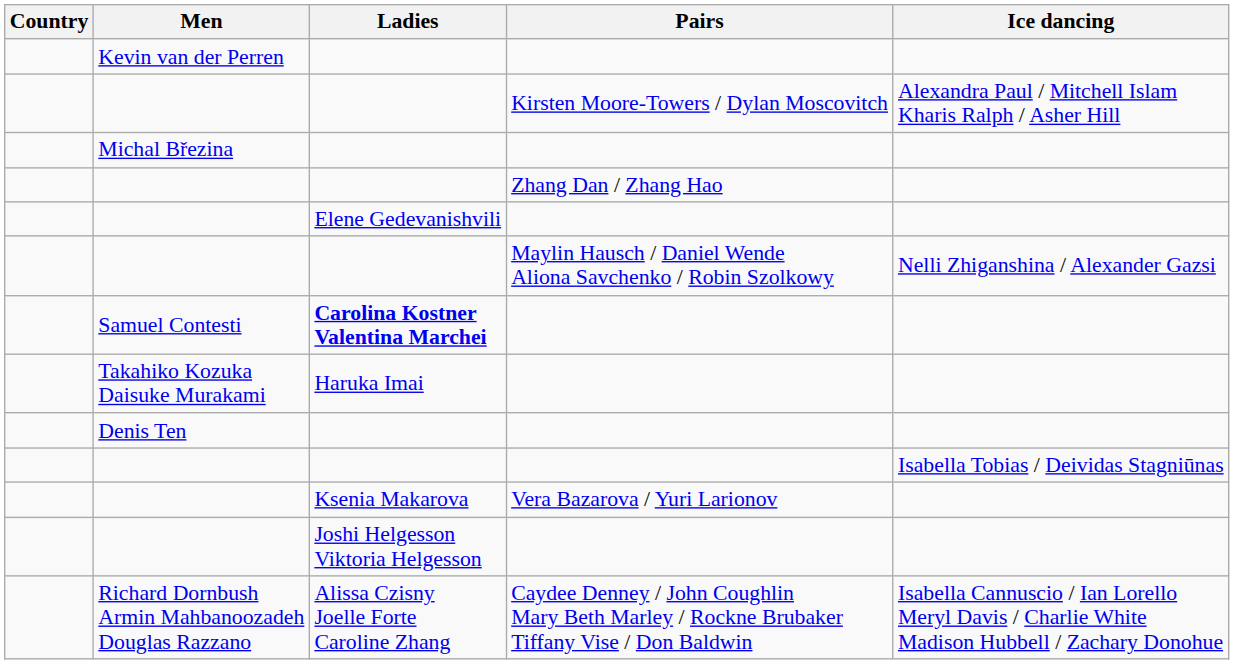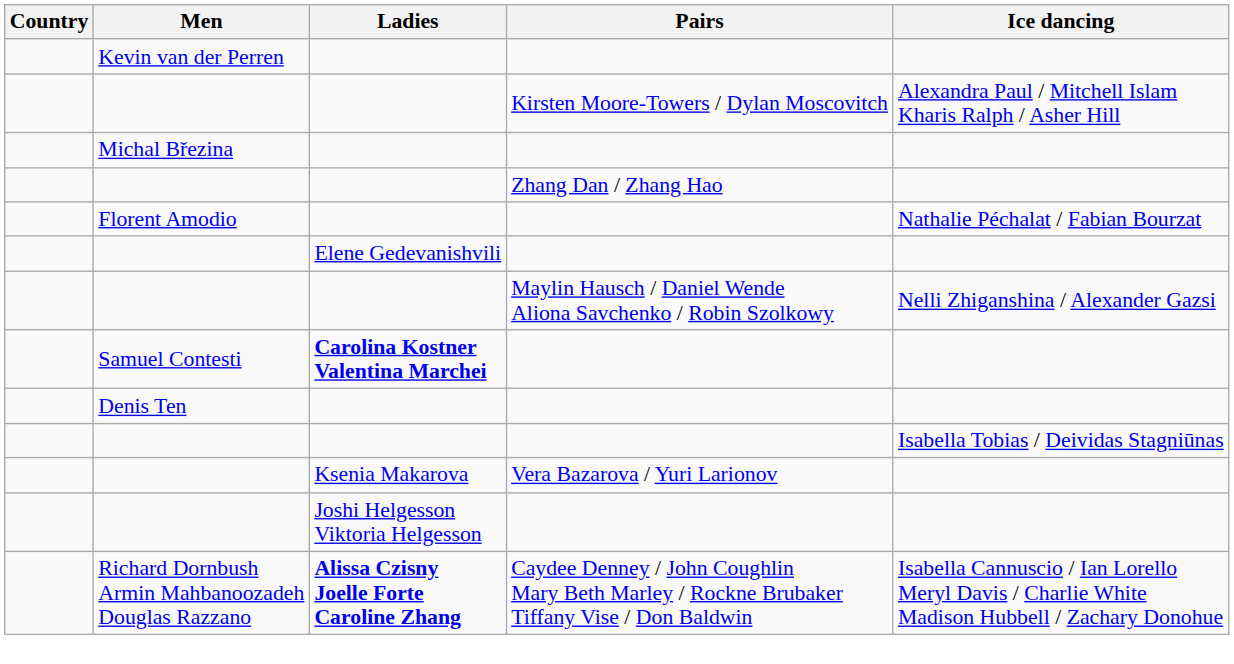+ row: (168, 218)
- row: (182, 383)
(382, 617) normal -> (388, 592) bold
